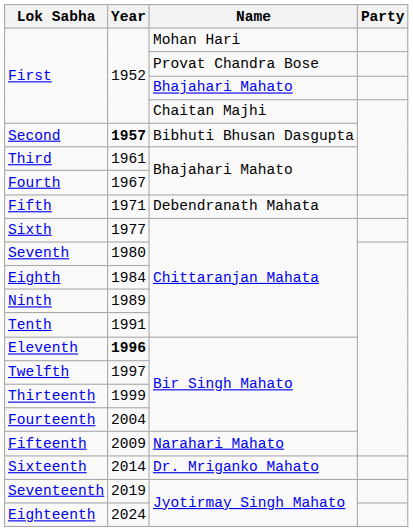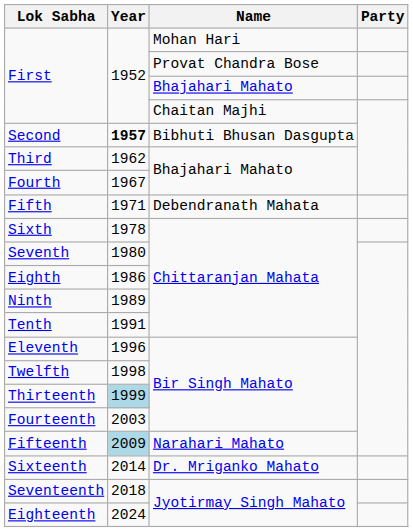(129, 159) 1961 -> (129, 159) 1962
(129, 230) 1977 -> (129, 230) 1978
(129, 277) 1984 -> (129, 277) 1986
(129, 349) bold -> (129, 349) normal
(129, 372) 1997 -> (129, 372) 1998
(129, 396) no background -> (129, 396) lightblue background
(129, 420) 2004 -> (129, 420) 2003
(129, 444) no background -> (129, 444) lightblue background
(129, 491) 2019 -> (129, 491) 2018
